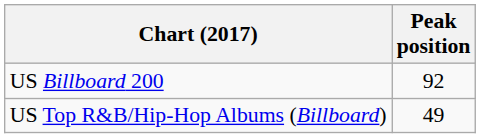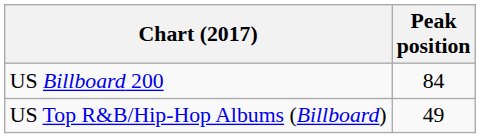(434, 80) 92 -> (434, 80) 84
